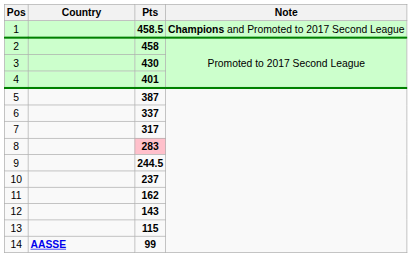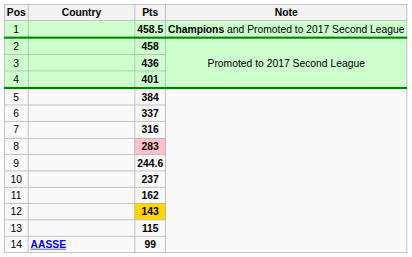(150, 63) 430 -> (150, 63) 436
(150, 97) 387 -> (150, 97) 384
(150, 130) 317 -> (150, 130) 316
(150, 163) 244.5 -> (150, 163) 244.6
(150, 212) no background -> (150, 212) gold background
